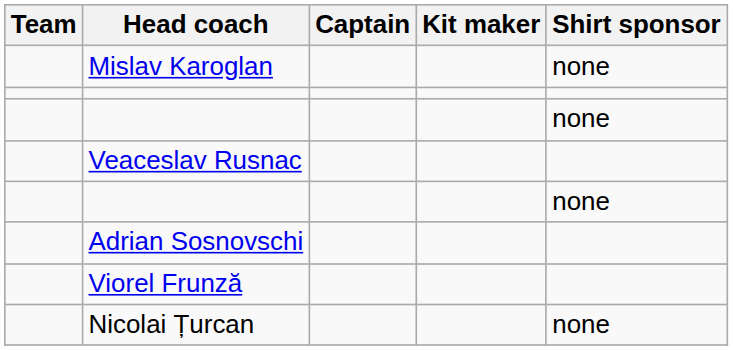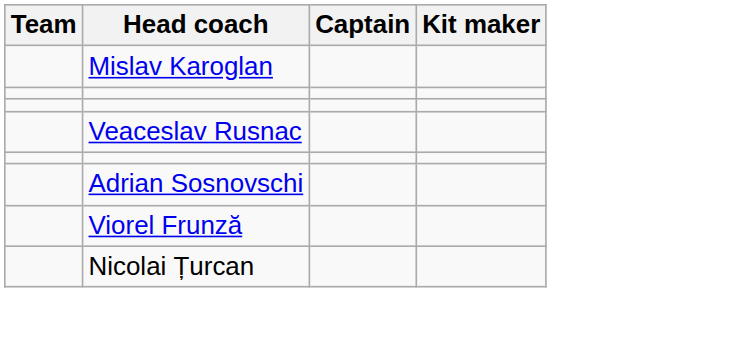- column: (636, 25)
